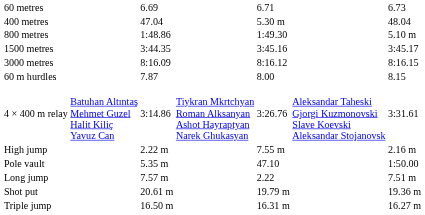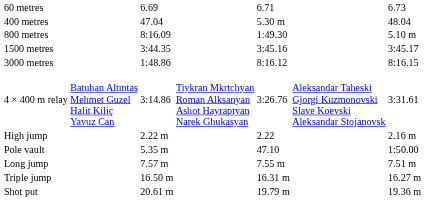(156, 35) 1:48.86 -> (156, 35) 8:16.09
(156, 63) 8:16.09 -> (156, 63) 1:48.86
- row: (30, 77)
(271, 150) 7.55 m -> (266, 136) 2.22
(266, 177) 2.22 -> (271, 163) 7.55 m
rows swapped: (28, 205) <-> (21, 191)
